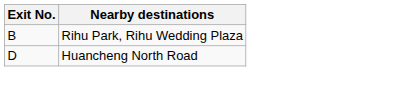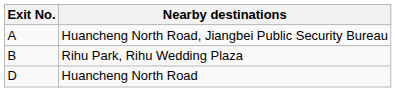+ row: (225, 35)
